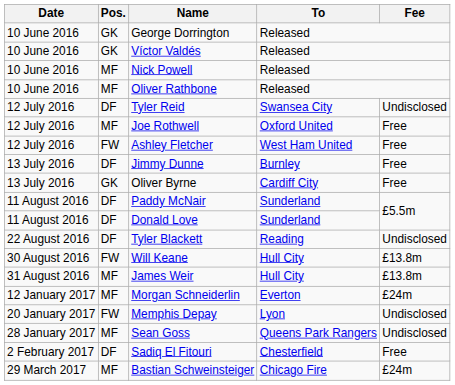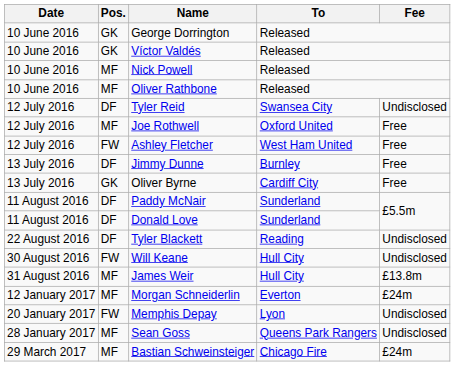(402, 257) £13.8m -> (415, 257) Undisclosed
- row: (171, 351)
